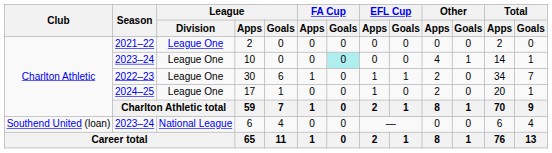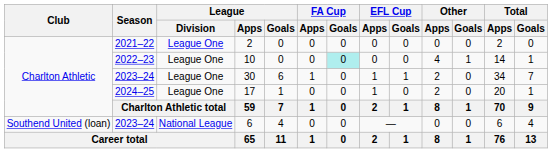(135, 60) 2023–24 -> (135, 60) 2022–23
(135, 76) 2022–23 -> (135, 76) 2023–24
